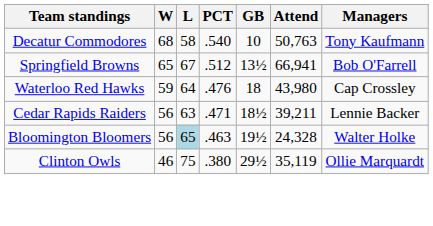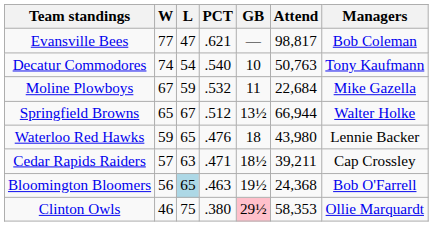+ row: (80, 40)
(166, 40) 68 -> (166, 64) 74
(188, 40) 58 -> (188, 64) 54
+ row: (80, 88)
(296, 64) 66,941 -> (296, 112) 66,944
(375, 64) Bob O'Farrell -> (375, 112) Walter Holke
(188, 88) 64 -> (188, 137) 65
(375, 88) Cap Crossley -> (375, 137) Lennie Backer
(166, 112) 56 -> (166, 161) 57
(375, 112) Lennie Backer -> (375, 161) Cap Crossley
(296, 137) 24,328 -> (296, 185) 24,368
(375, 137) Walter Holke -> (375, 185) Bob O'Farrell
(253, 161) no background -> (253, 209) pink background
(296, 161) 35,119 -> (296, 209) 58,353
